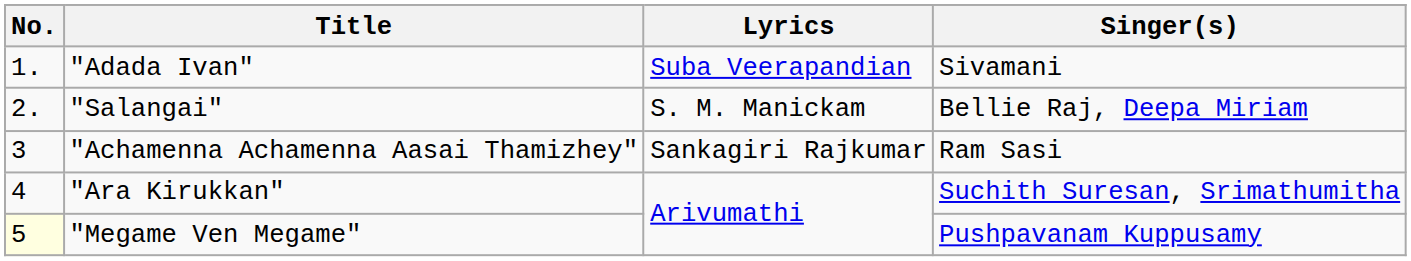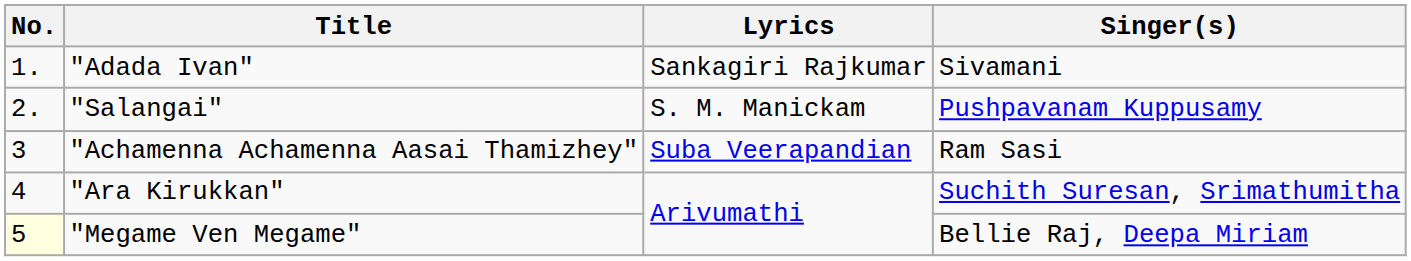(781, 68) Suba Veerapandian -> (789, 68) Sankagiri Rajkumar
(1124, 109) Bellie Raj, Deepa Miriam -> (1100, 109) Pushpavanam Kuppusamy
(789, 151) Sankagiri Rajkumar -> (781, 151) Suba Veerapandian
(1100, 235) Pushpavanam Kuppusamy -> (1124, 235) Bellie Raj, Deepa Miriam
